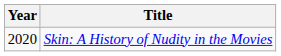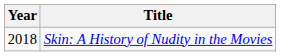(22, 39) 2020 -> (22, 39) 2018
